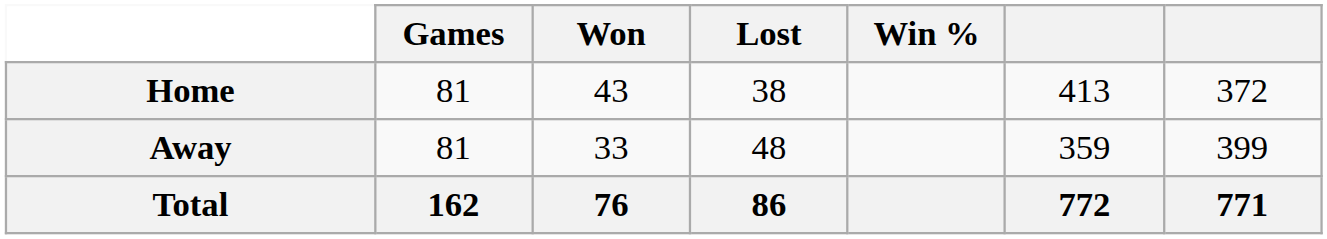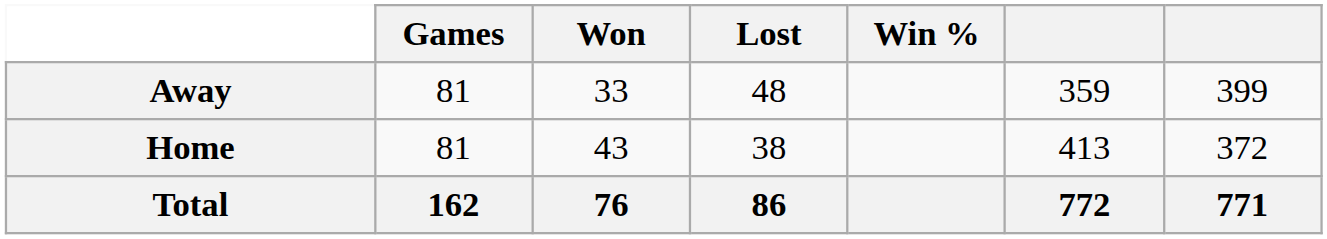rows swapped: (190, 90) <-> (190, 147)
